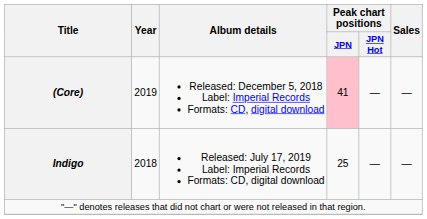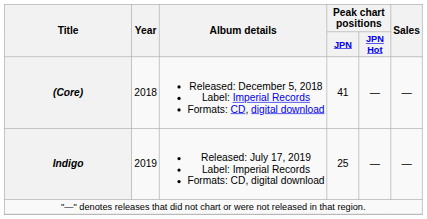(146, 92) 2019 -> (146, 92) 2018
(343, 92) pink background -> (343, 92) no background
(146, 163) 2018 -> (146, 163) 2019
